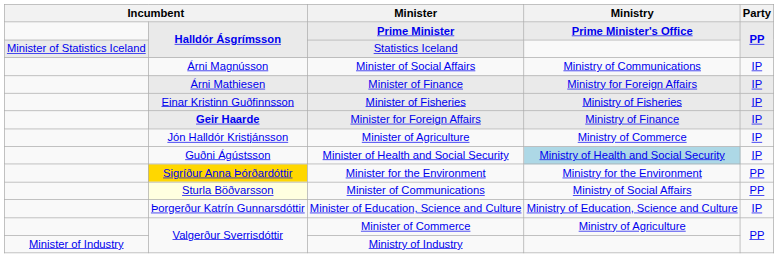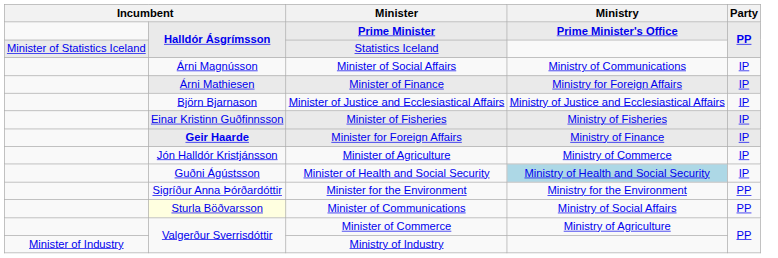+ row: (397, 102)
(228, 173) gold background -> (217, 191) no background
- row: (416, 208)
